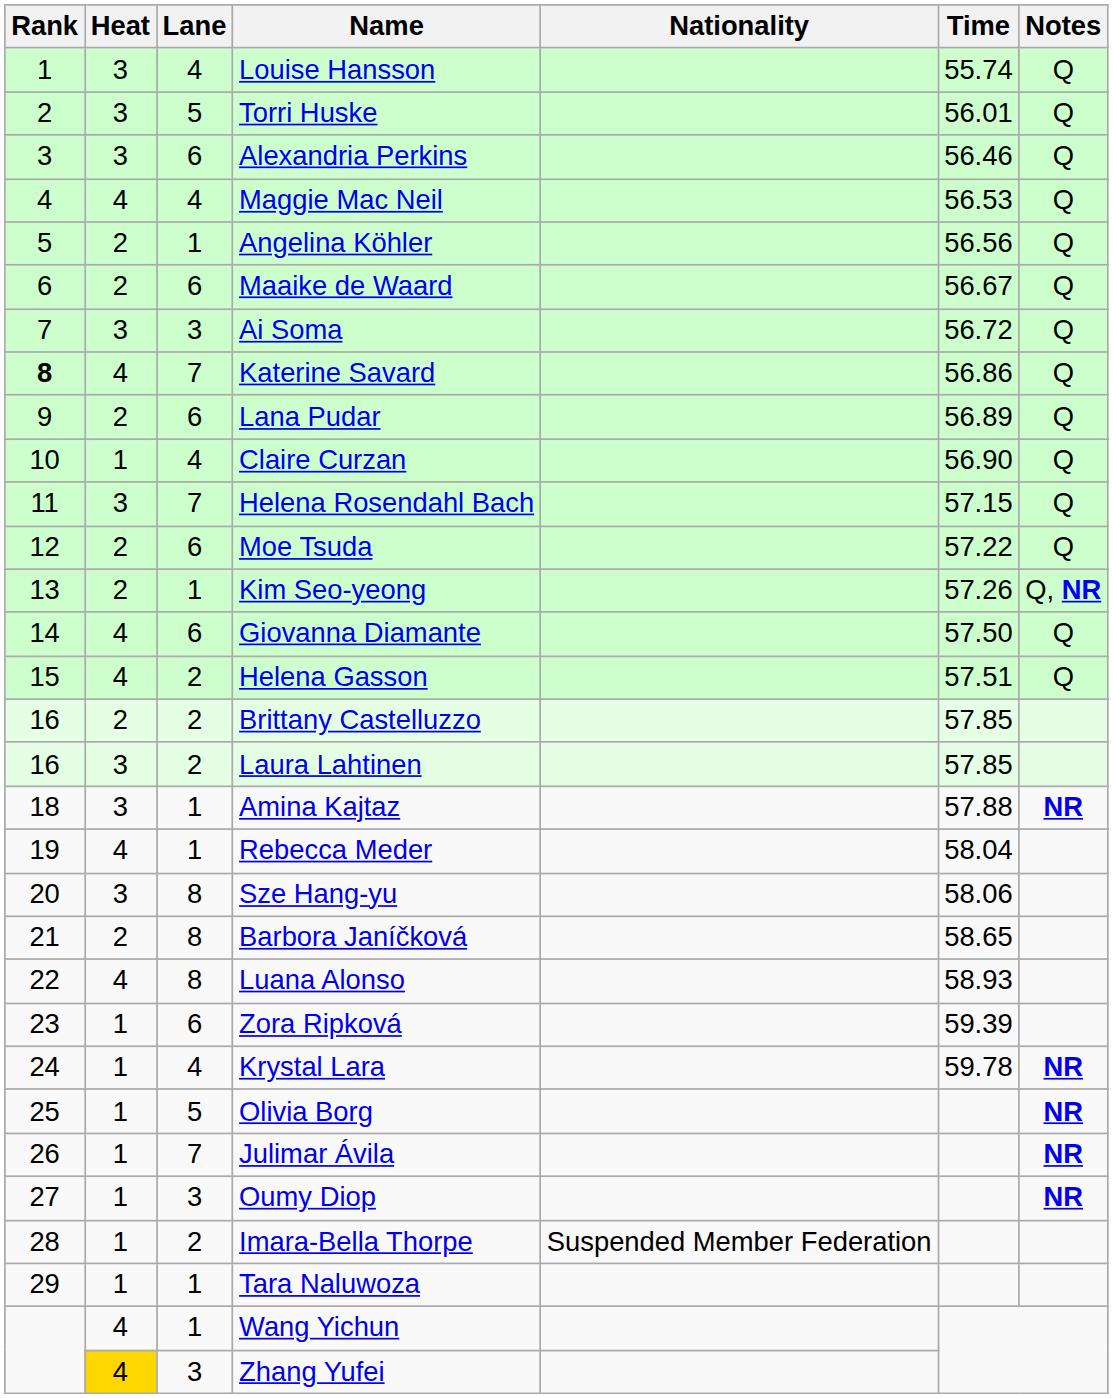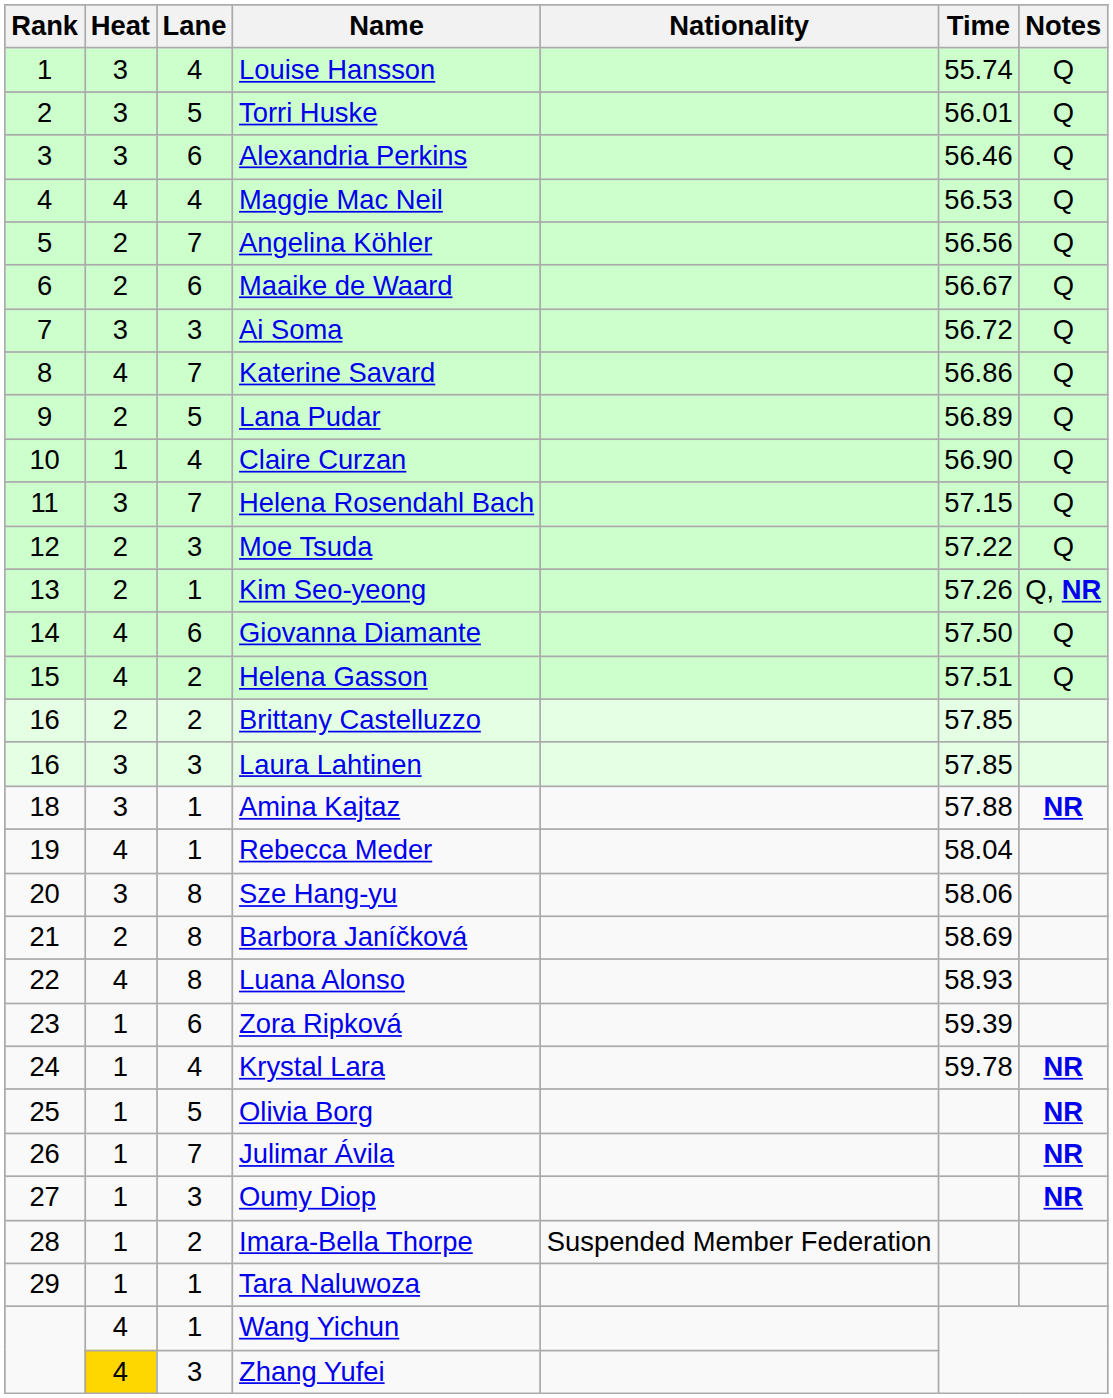(195, 243) 1 -> (195, 243) 7
(45, 373) bold -> (45, 373) normal
(195, 416) 6 -> (195, 416) 5
(195, 546) 6 -> (195, 546) 3
(195, 763) 2 -> (195, 763) 3
(978, 937) 58.65 -> (978, 937) 58.69
